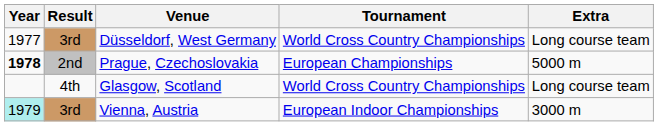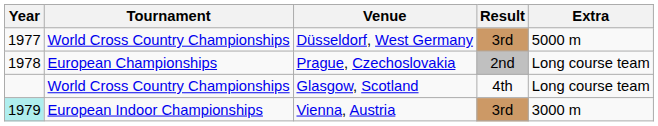columns swapped: (404, 16) <-> (70, 16)
(591, 40) Long course team -> (556, 40) 5000 m
(24, 63) bold -> (24, 63) normal
(556, 63) 5000 m -> (591, 63) Long course team
